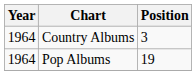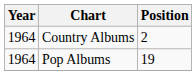(144, 37) 3 -> (144, 37) 2
